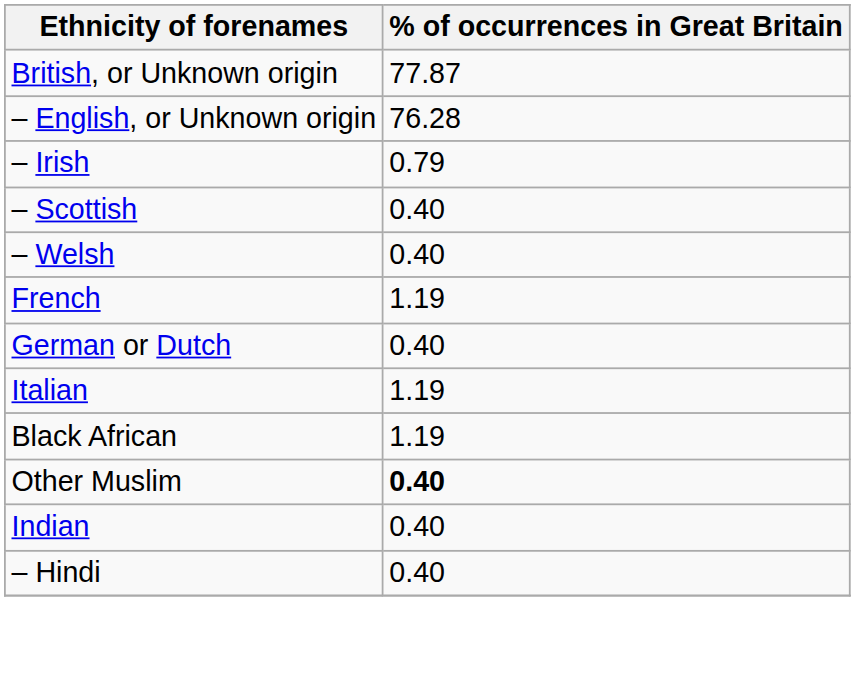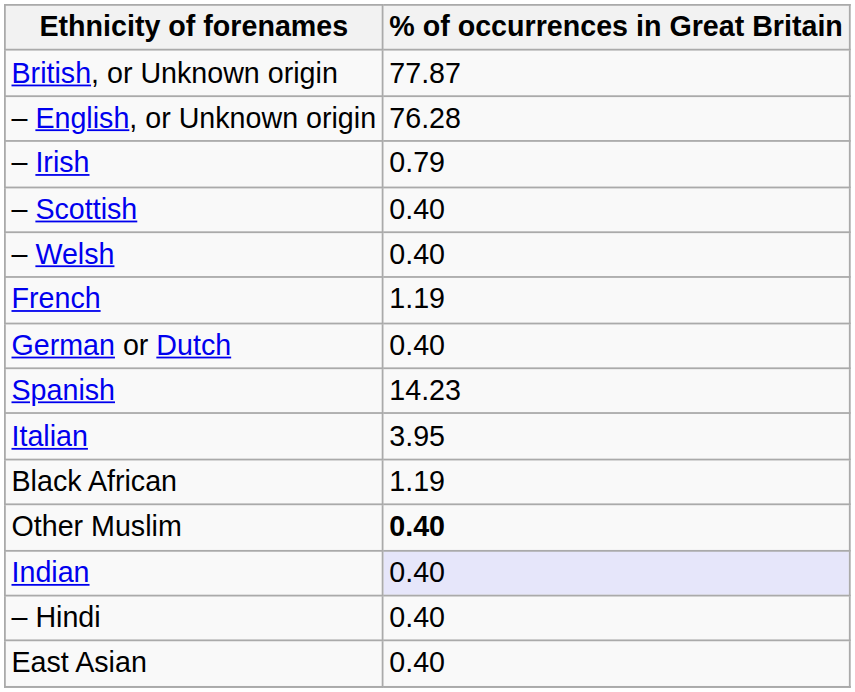+ row: (63, 390)
(417, 390) 1.19 -> (417, 436) 3.95
(417, 526) no background -> (417, 572) lavender background
+ row: (79, 663)
